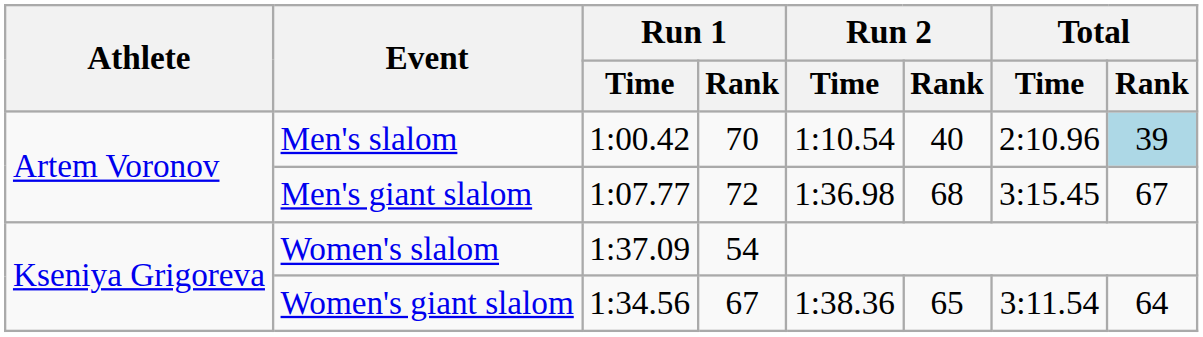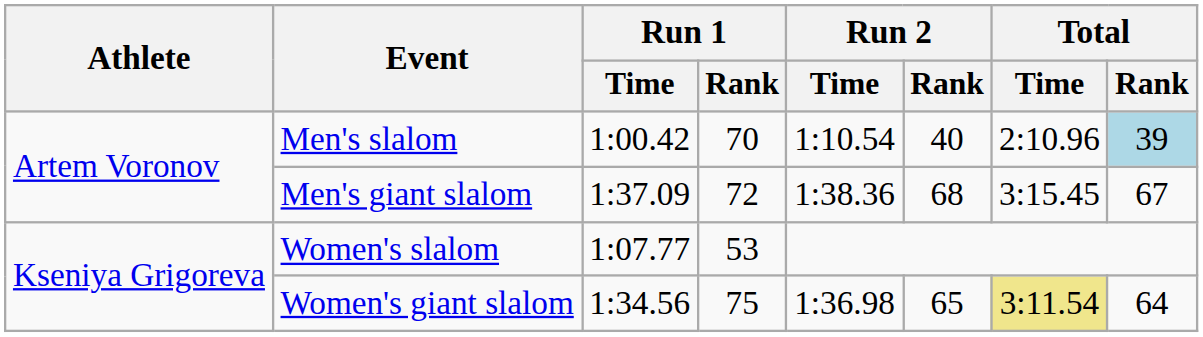(640, 193) 1:07.77 -> (640, 193) 1:37.09
(845, 193) 1:36.98 -> (845, 193) 1:38.36
(640, 248) 1:37.09 -> (640, 248) 1:07.77
(742, 248) 54 -> (742, 248) 53
(742, 303) 67 -> (742, 303) 75
(845, 303) 1:38.36 -> (845, 303) 1:36.98
(1049, 303) no background -> (1049, 303) khaki background
